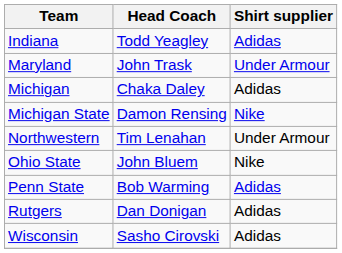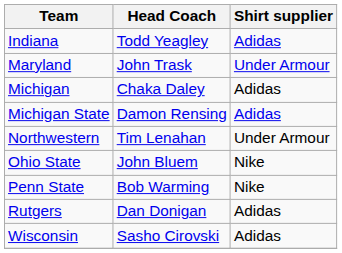(249, 114) Nike -> (257, 114) Adidas
(257, 187) Adidas -> (249, 187) Nike
